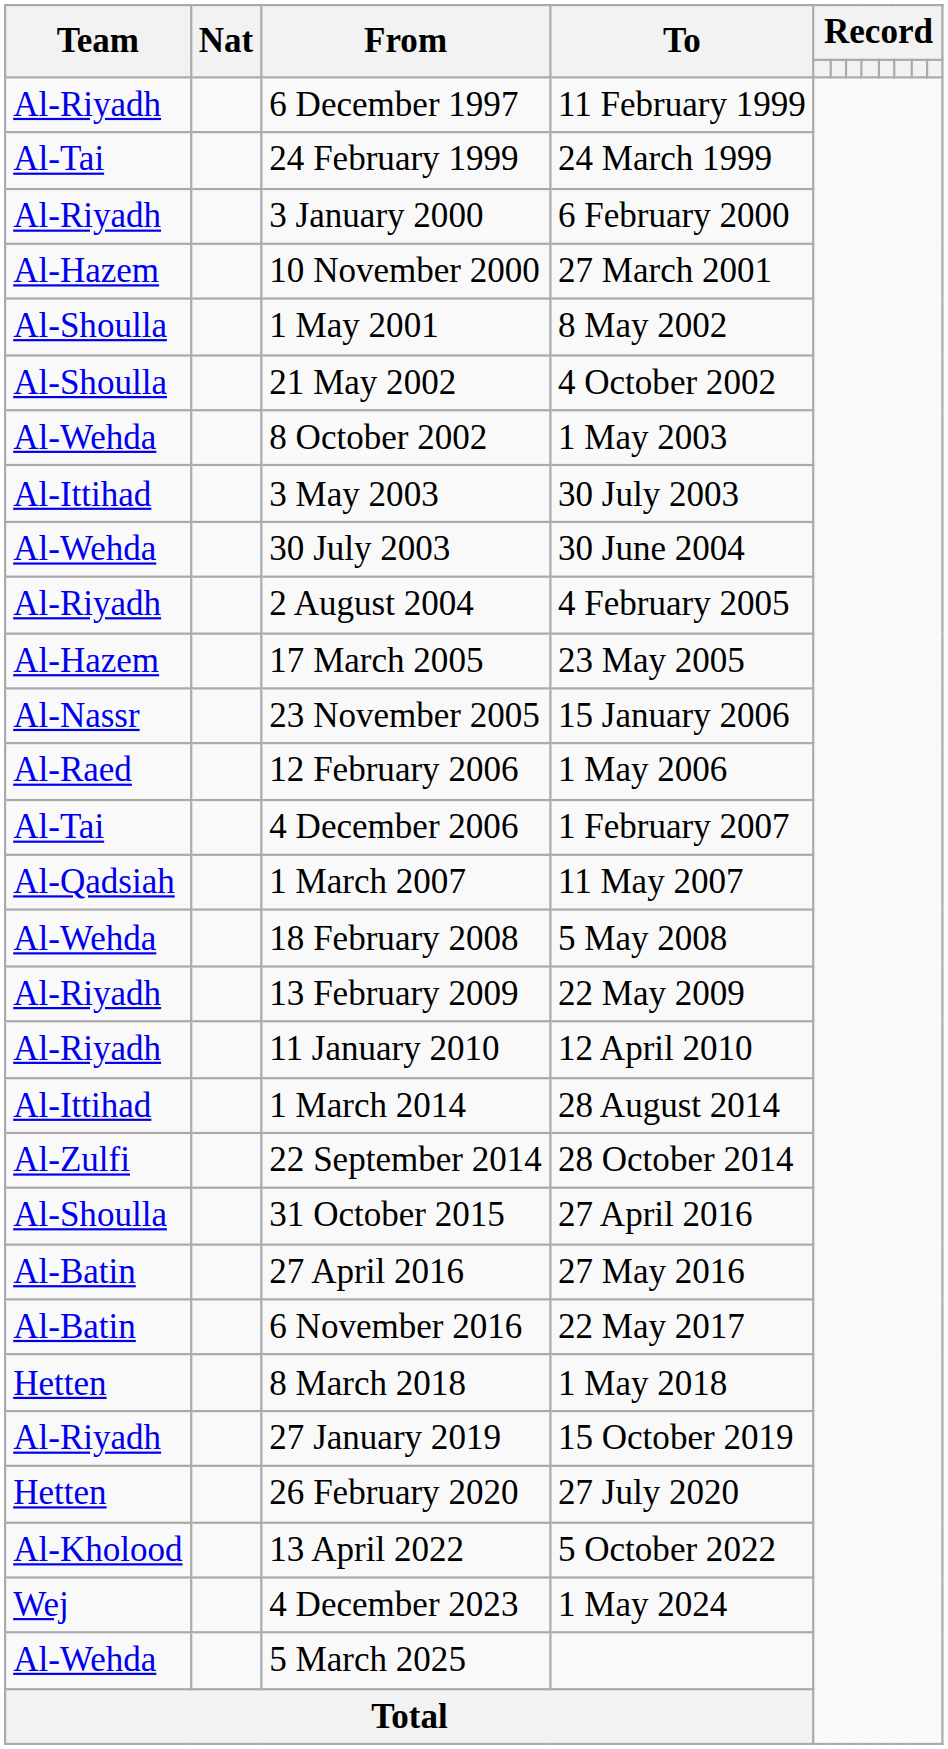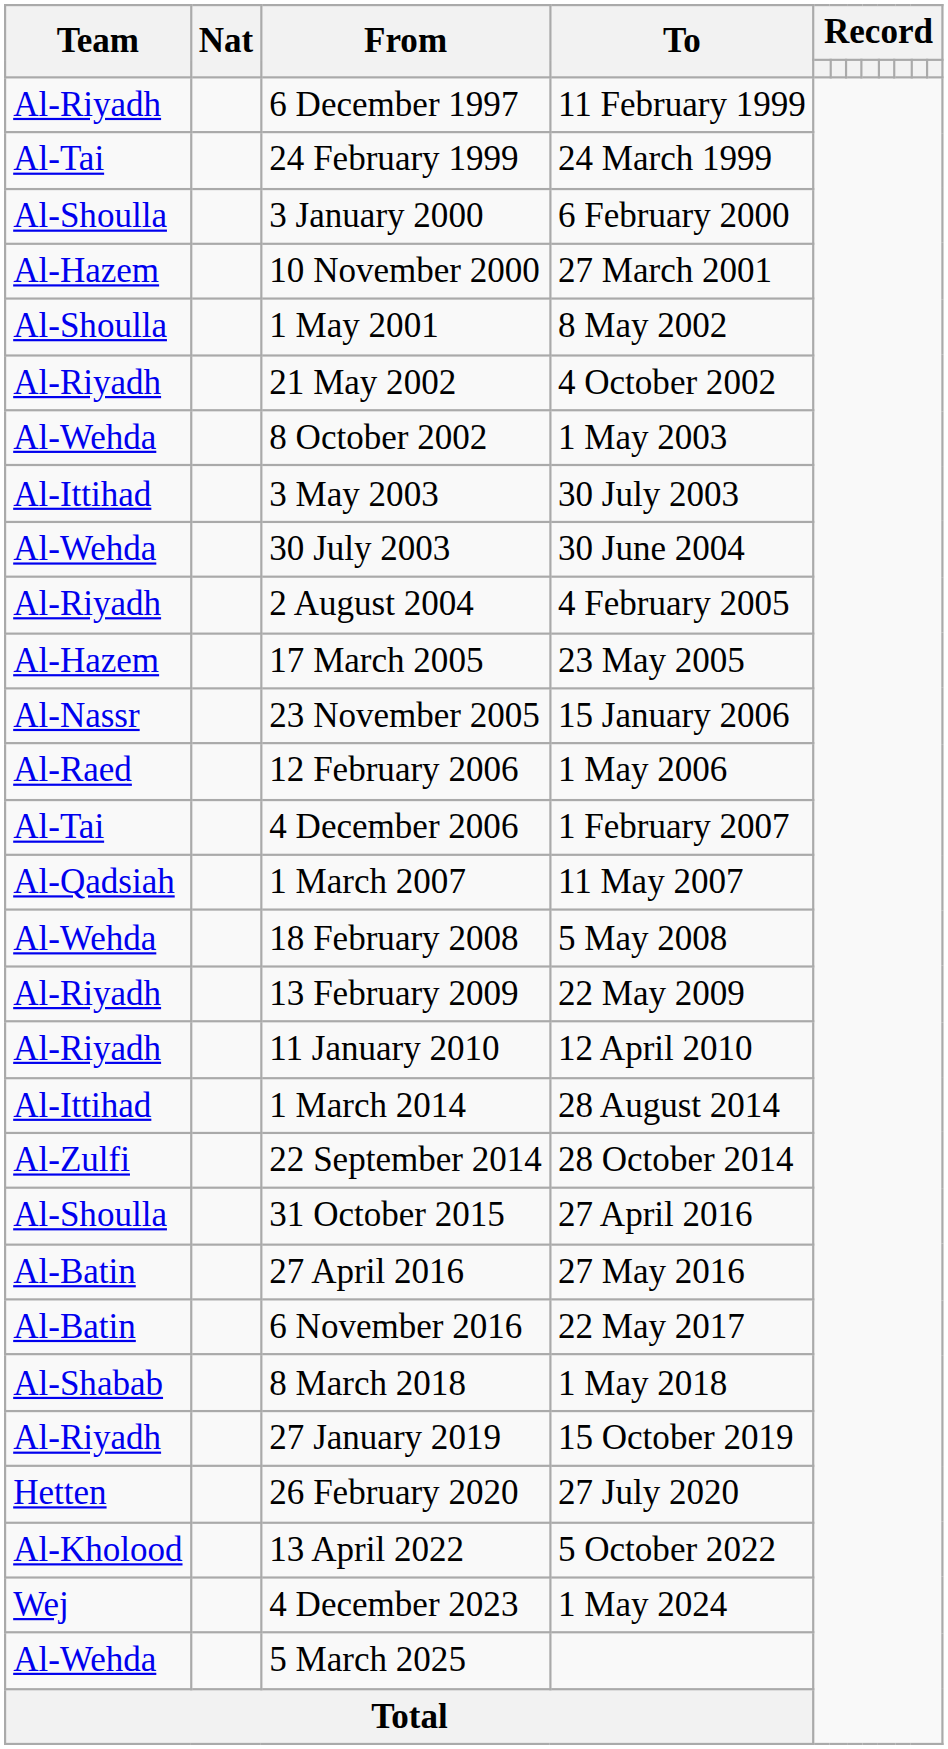(87, 215) Al-Riyadh -> (90, 215) Al-Shoulla
(90, 381) Al-Shoulla -> (87, 381) Al-Riyadh
(60, 1382) Hetten -> (88, 1382) Al-Shabab
